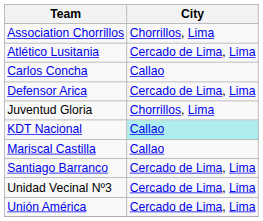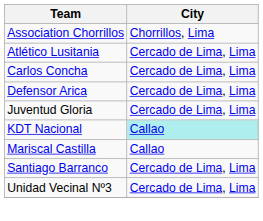(147, 71) Callao -> (193, 71) Cercado de Lima, Lima
(172, 110) Chorrillos, Lima -> (193, 110) Cercado de Lima, Lima
- row: (47, 206)
